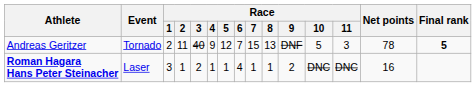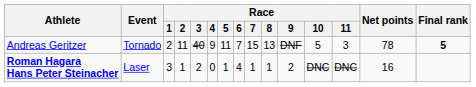(226, 45) 12 -> (226, 45) 11
(212, 68) 1 -> (212, 68) 0
